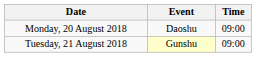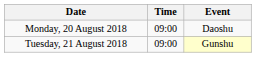columns swapped: (233, 12) <-> (181, 12)
